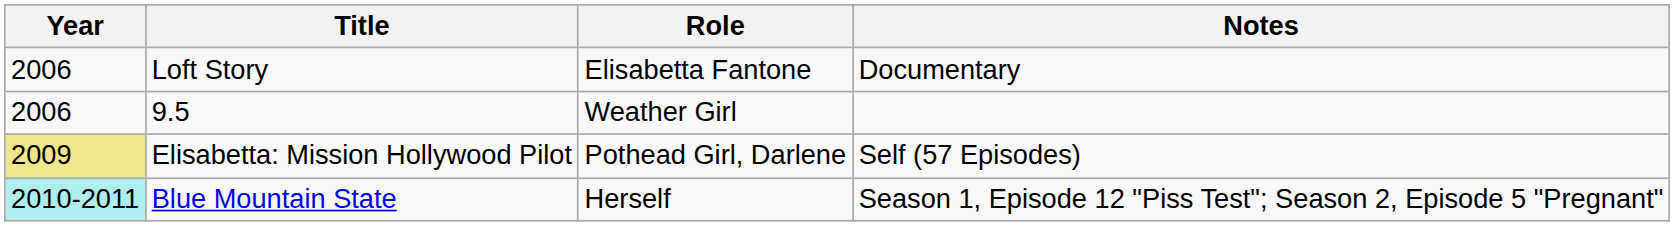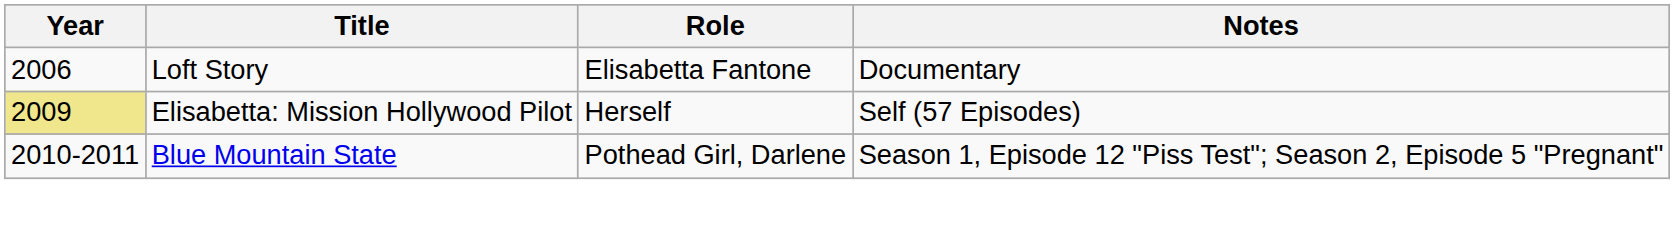- row: (171, 112)
(715, 155) Pothead Girl, Darlene -> (628, 112) Herself
(75, 198) paleturquoise background -> (75, 155) no background
(628, 198) Herself -> (715, 155) Pothead Girl, Darlene
